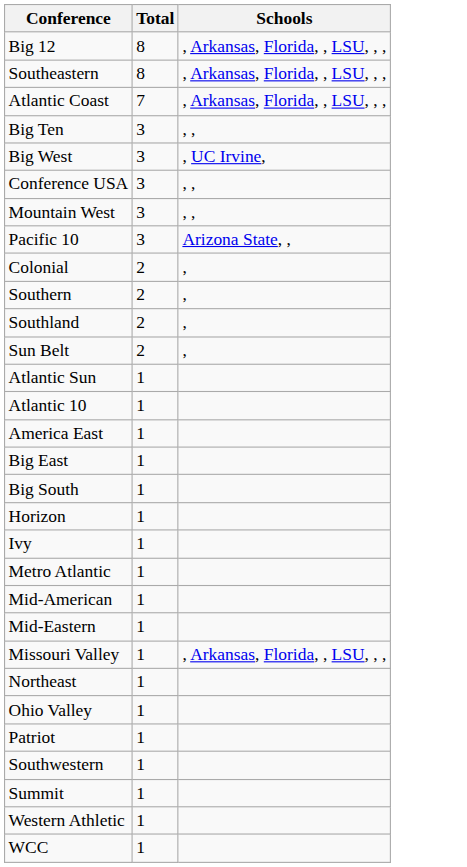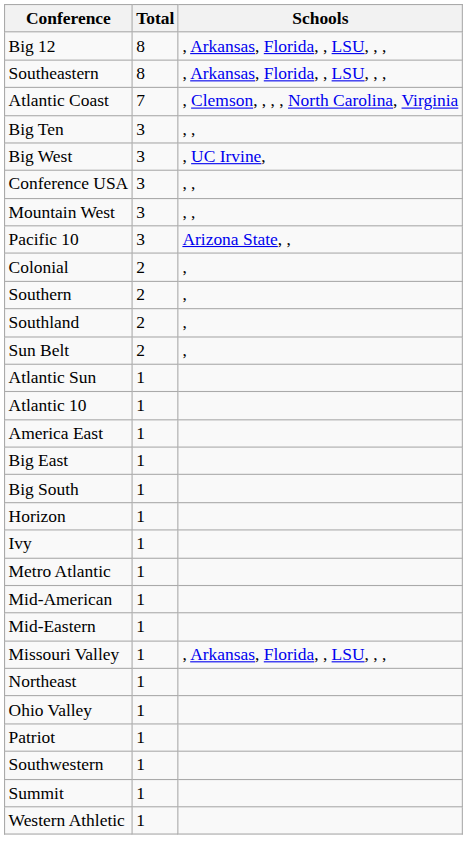(284, 101) , Arkansas, Florida, , LSU, , , -> (320, 101) , Clemson, , , , North Carolina, Virginia
- row: (28, 848)
